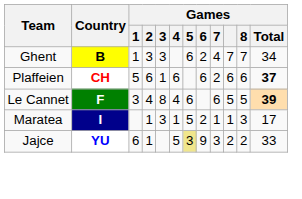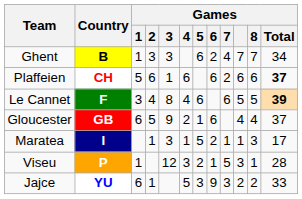+ row: (40, 120)
+ row: (40, 162)
(190, 141) khaki background -> (200, 183) no background
